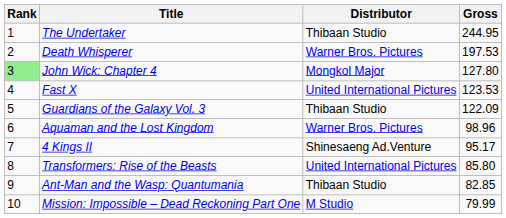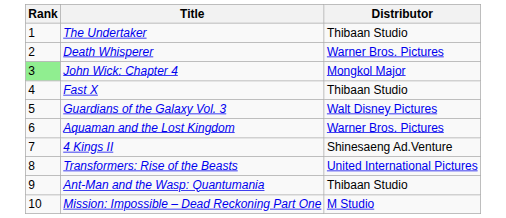- column: (480, 14)
(381, 90) United International Pictures -> (367, 90) Thibaan Studio
(346, 109) Thibaan Studio -> (382, 109) Walt Disney Pictures
